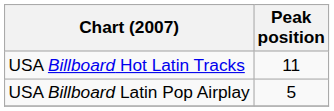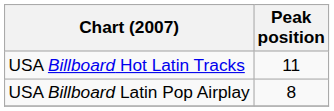(291, 92) 5 -> (291, 92) 8
